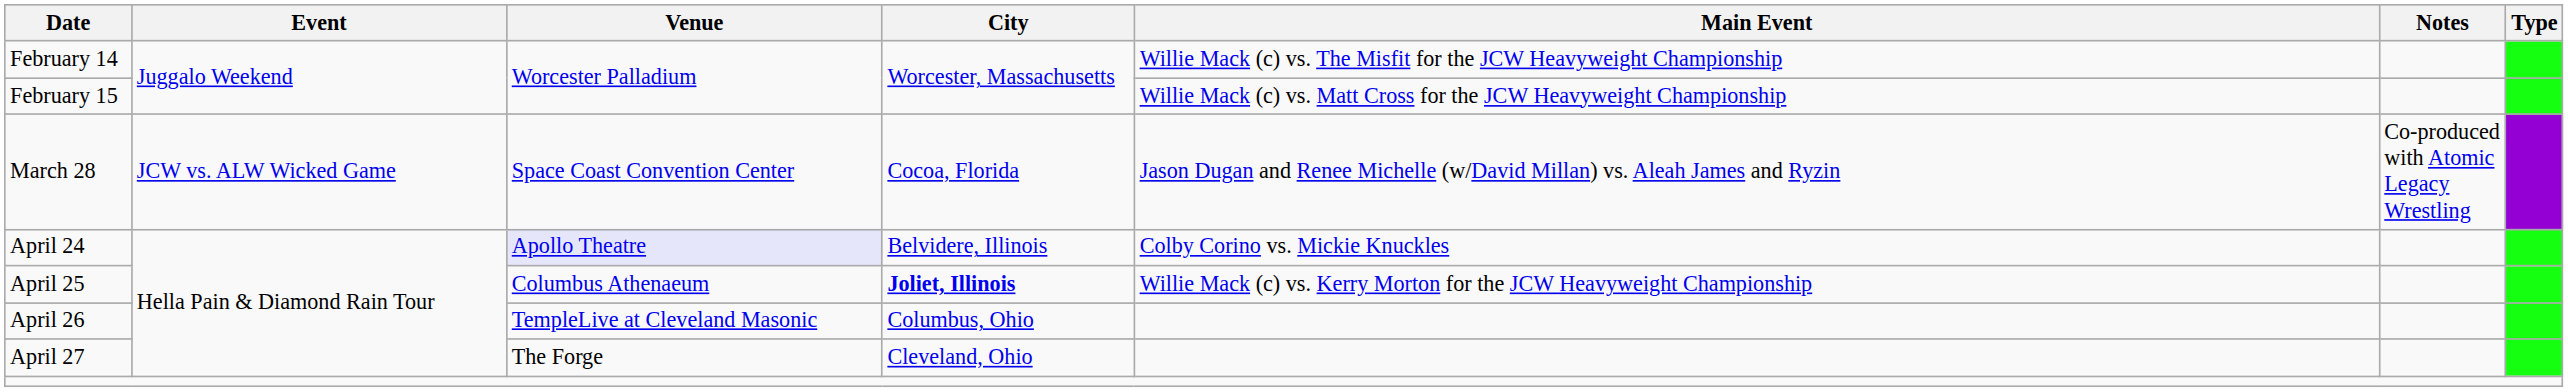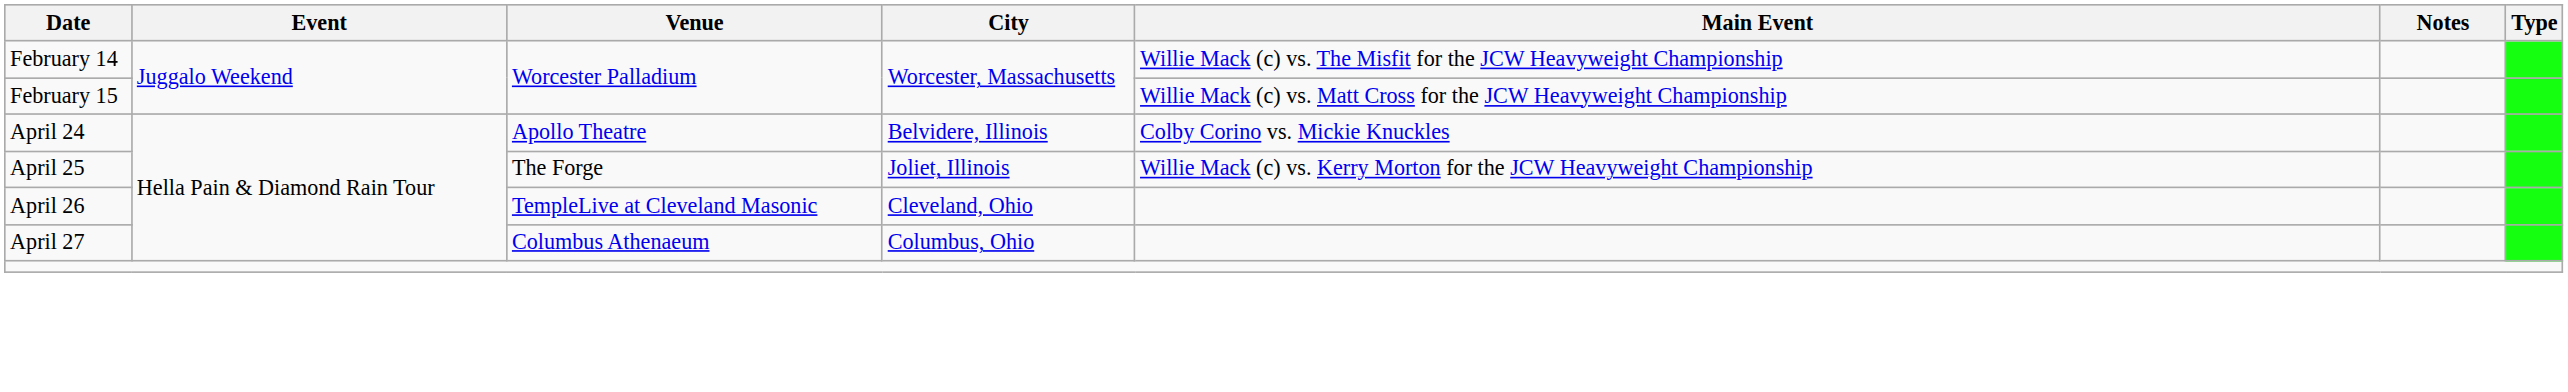- row: (53, 171)
(579, 246) lavender background -> (579, 132) no background
(611, 283) Columbus Athenaeum -> (558, 168) The Forge
(951, 283) bold -> (949, 168) normal
(961, 320) Columbus, Ohio -> (960, 205) Cleveland, Ohio
(557, 356) The Forge -> (611, 241) Columbus Athenaeum
(960, 356) Cleveland, Ohio -> (961, 241) Columbus, Ohio
